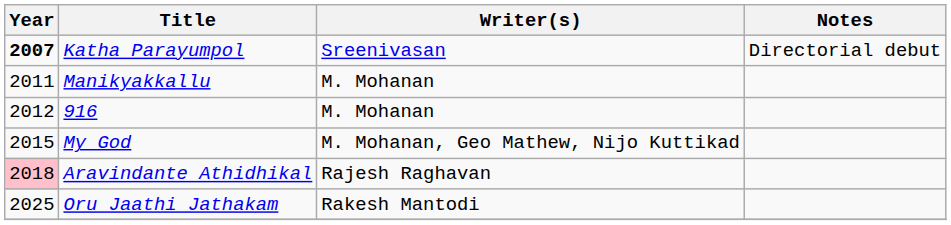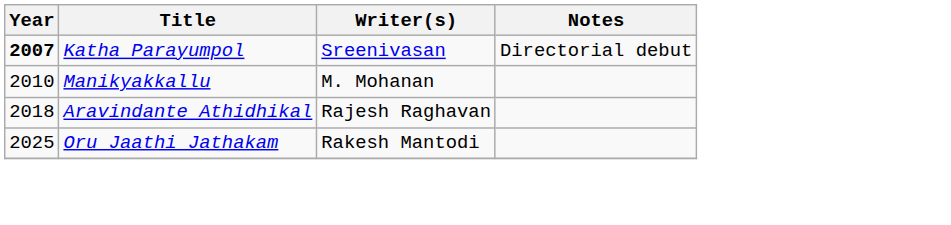(32, 82) 2011 -> (32, 82) 2010
- row: (80, 112)
- row: (97, 143)
(32, 174) pink background -> (32, 112) no background
